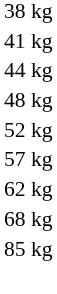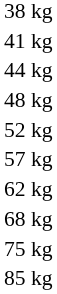+ row: (28, 248)
